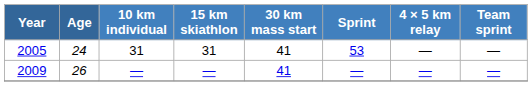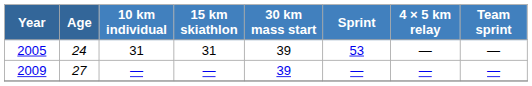(284, 50) 41 -> (284, 50) 39
(79, 71) 26 -> (79, 71) 27
(284, 71) 41 -> (284, 71) 39
